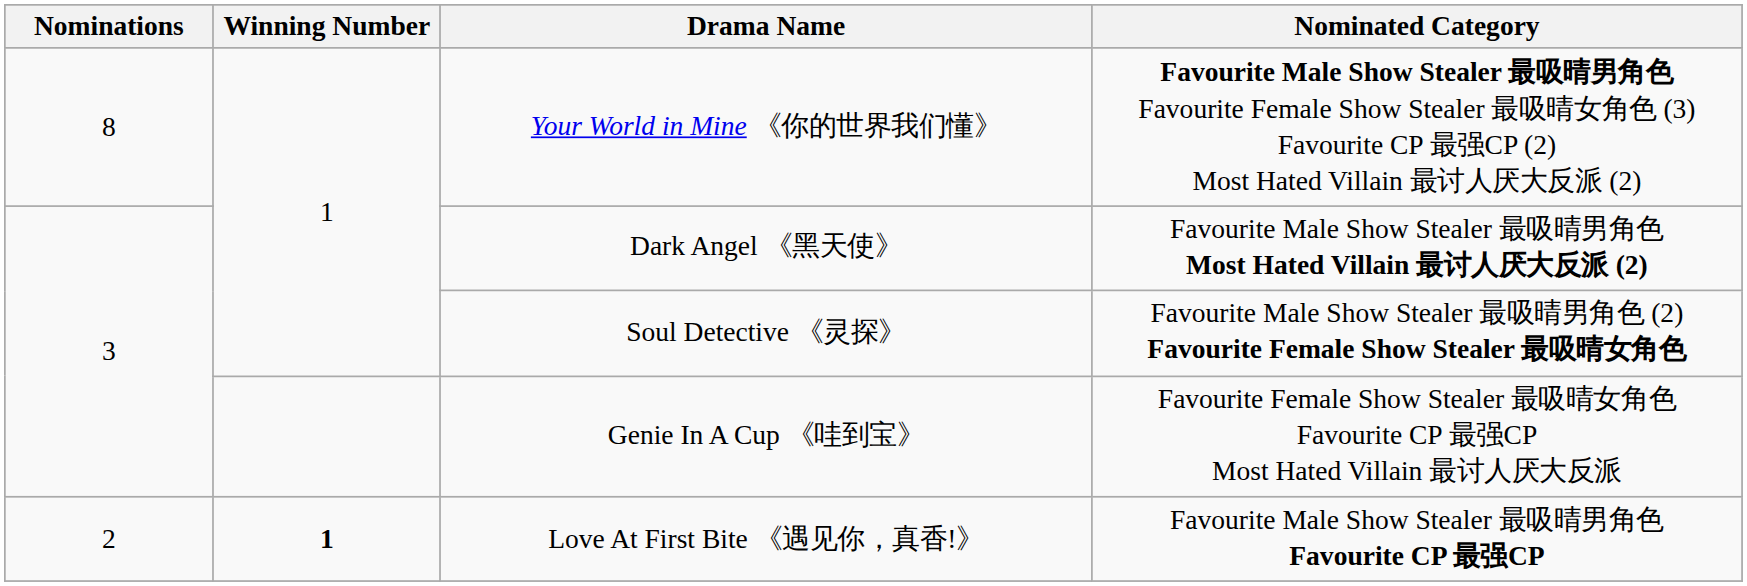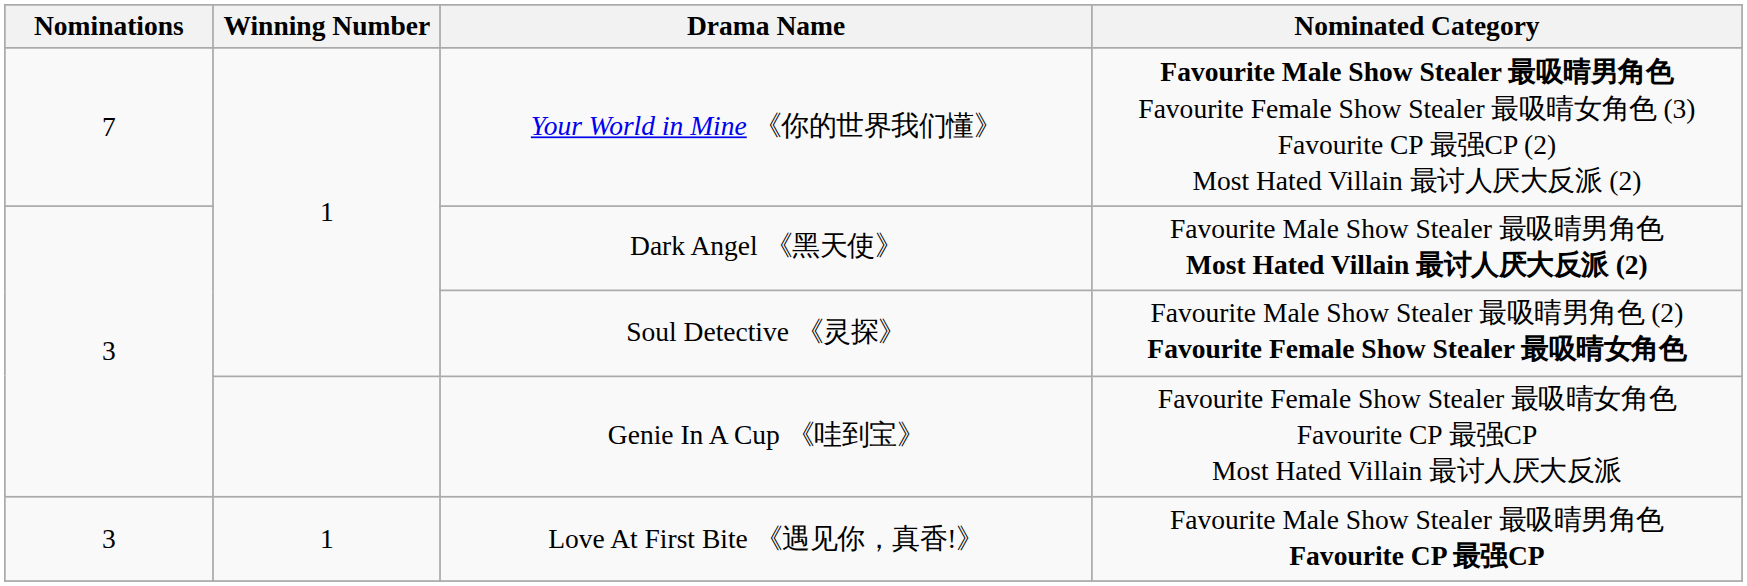(109, 126) 8 -> (109, 126) 7
(109, 538) 2 -> (109, 538) 3
(327, 538) bold -> (327, 538) normal
